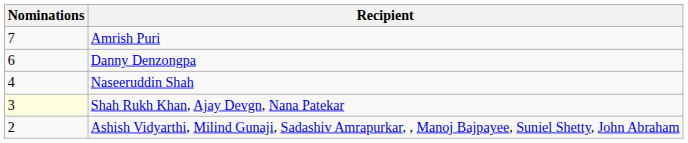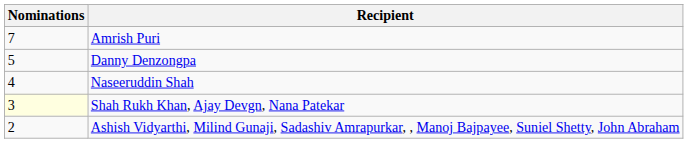(11, 60) 6 -> (11, 60) 5
